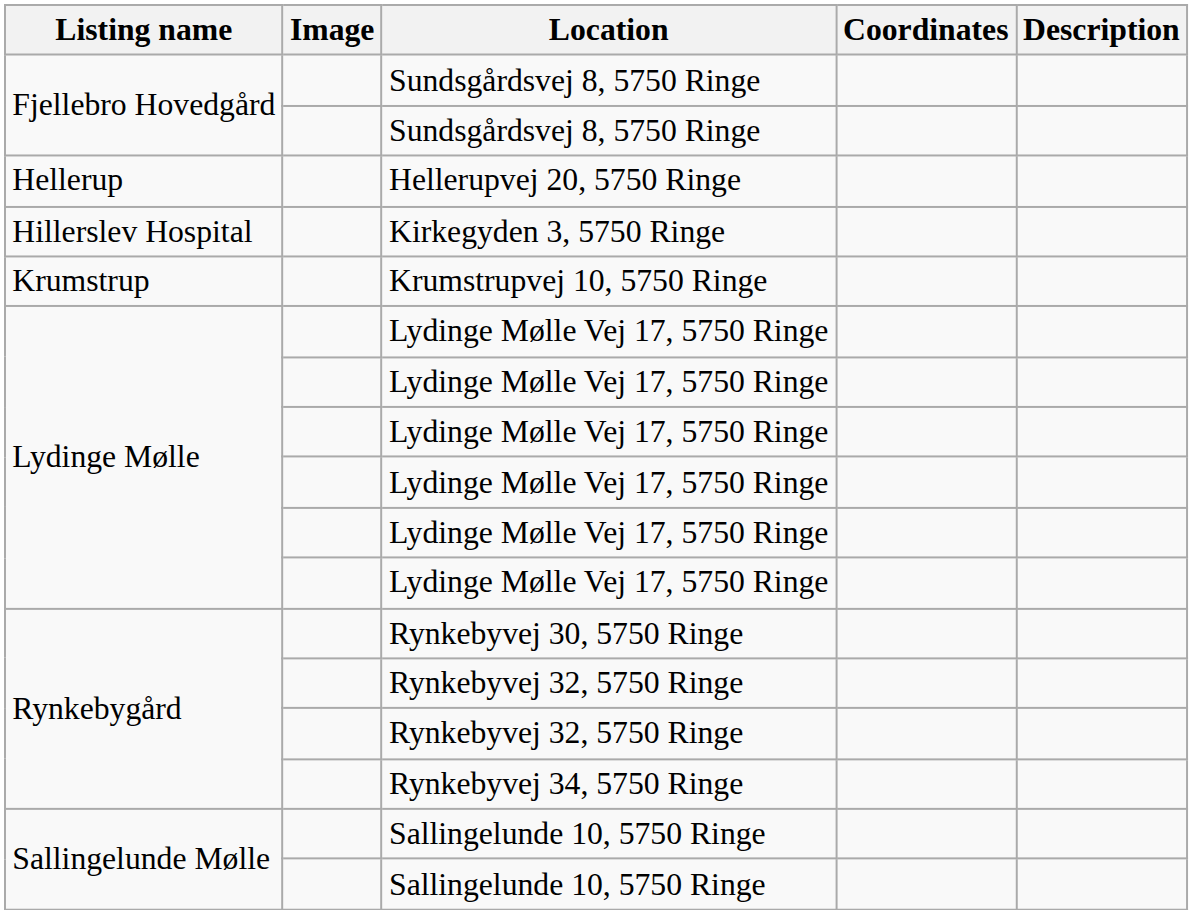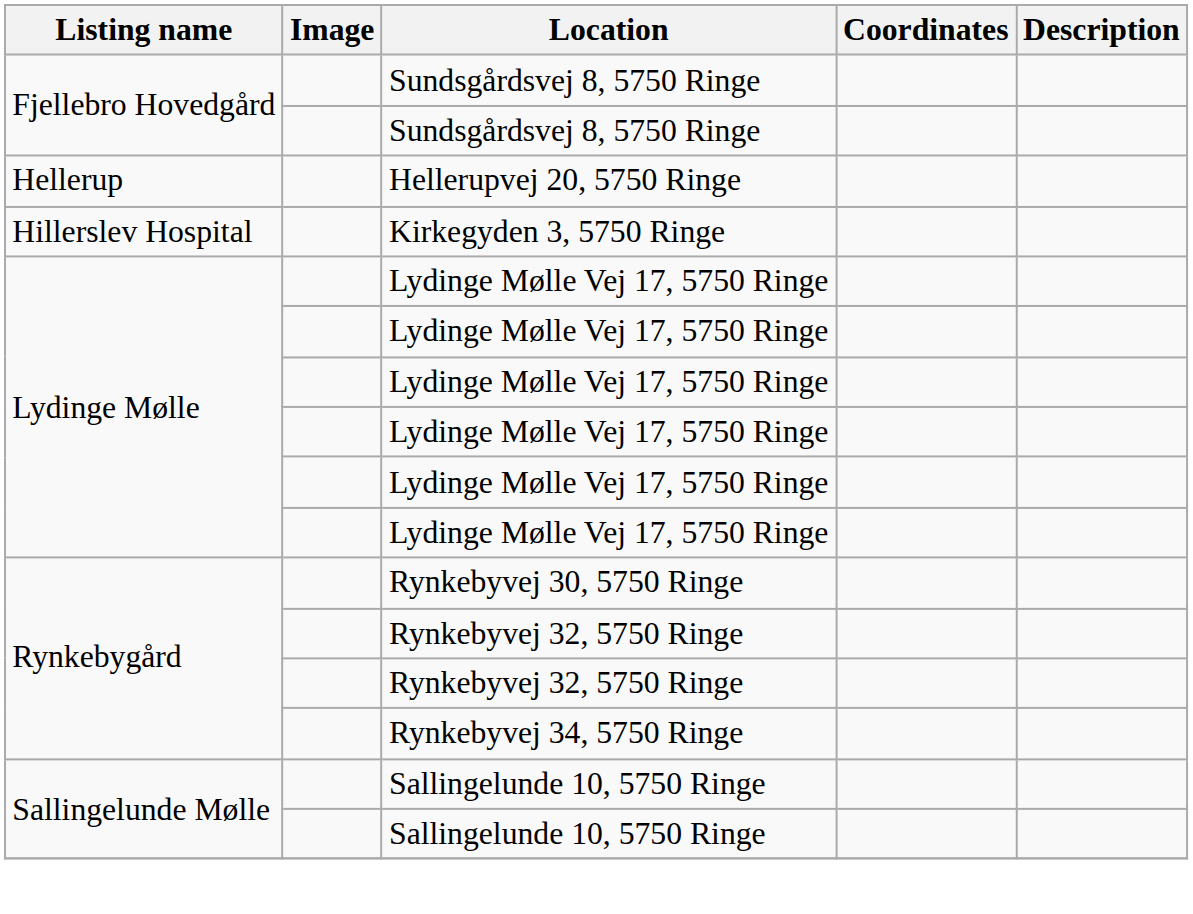- row: (81, 280)
